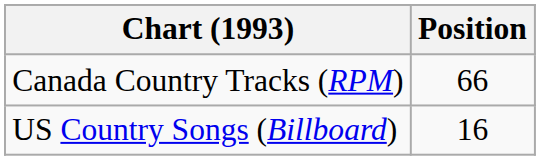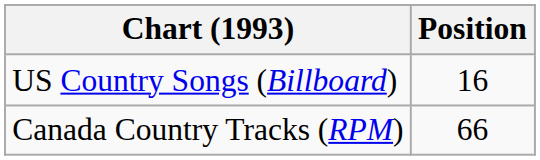rows swapped: (208, 79) <-> (205, 129)
